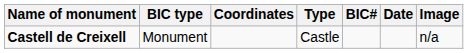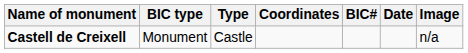columns swapped: (320, 15) <-> (254, 15)
